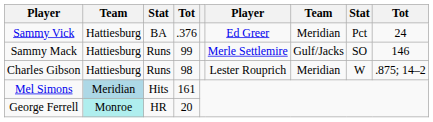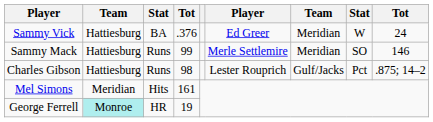(359, 32) Pct -> (359, 32) W
(318, 51) Gulf/Jacks -> (318, 51) Meridian
(318, 70) Meridian -> (318, 70) Gulf/Jacks
(359, 70) W -> (359, 70) Pct
(113, 88) lightblue background -> (113, 88) no background
(187, 107) 20 -> (187, 107) 19
